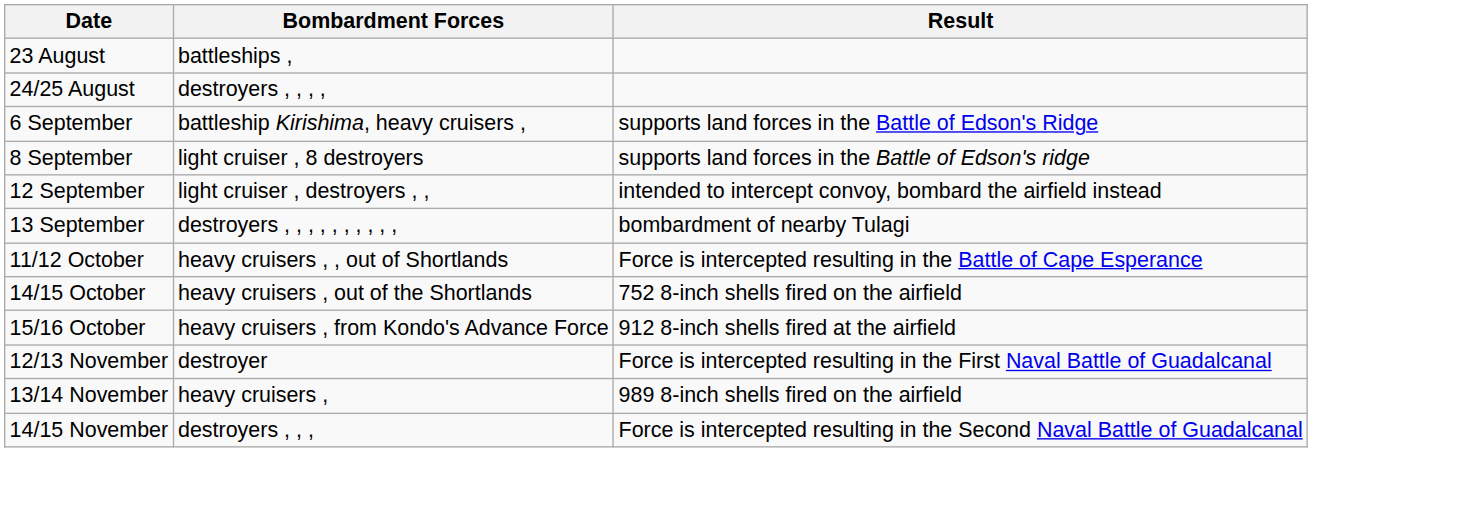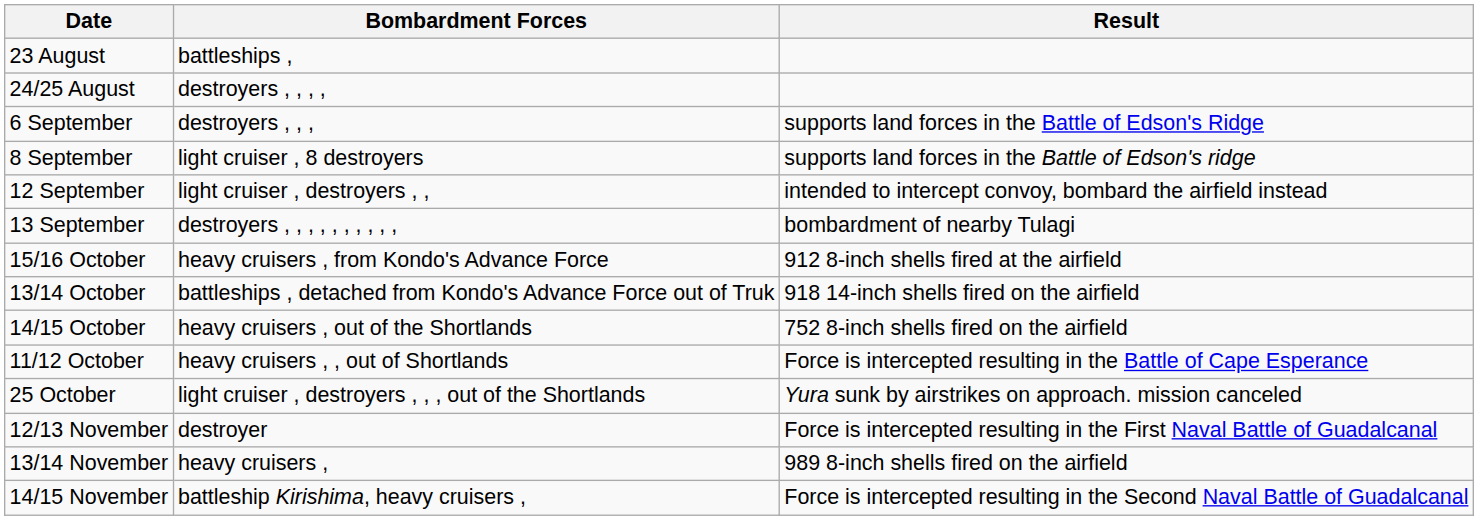(352, 123) battleship Kirishima, heavy cruisers , -> (246, 123) destroyers , , ,
rows swapped: (77, 259) <-> (78, 327)
+ row: (78, 293)
+ row: (63, 395)
(246, 429) destroyers , , , -> (352, 497) battleship Kirishima, heavy cruisers ,
